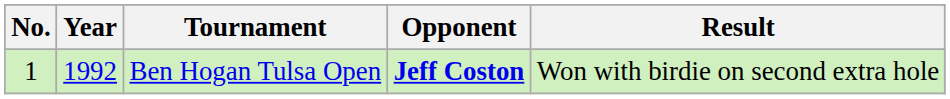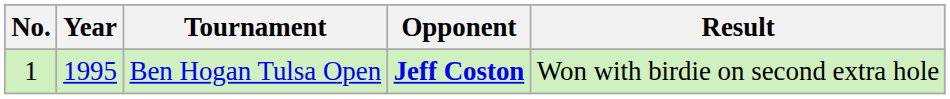(90, 71) 1992 -> (90, 71) 1995
